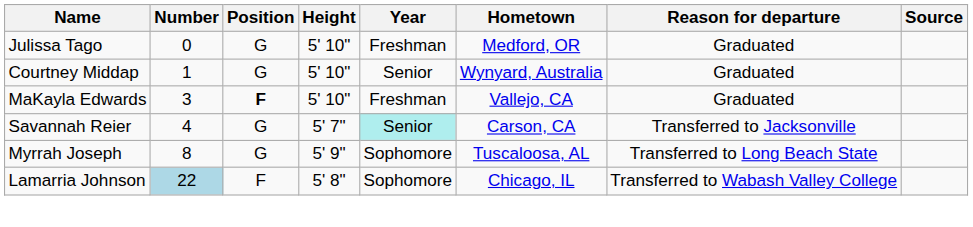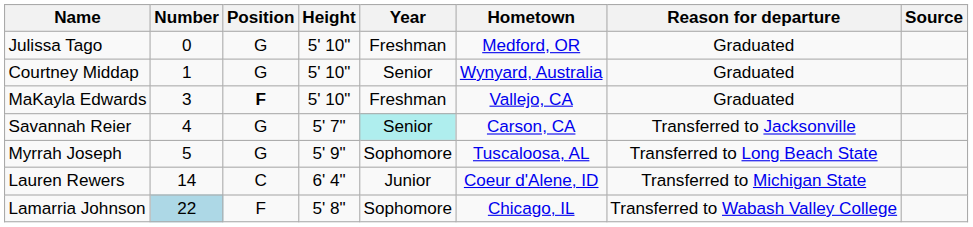(187, 153) 8 -> (187, 153) 5
+ row: (67, 180)
